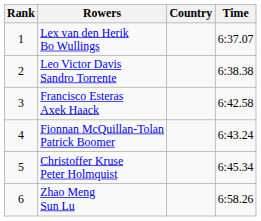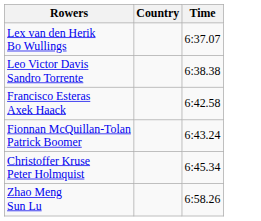- column: (21, 13)
